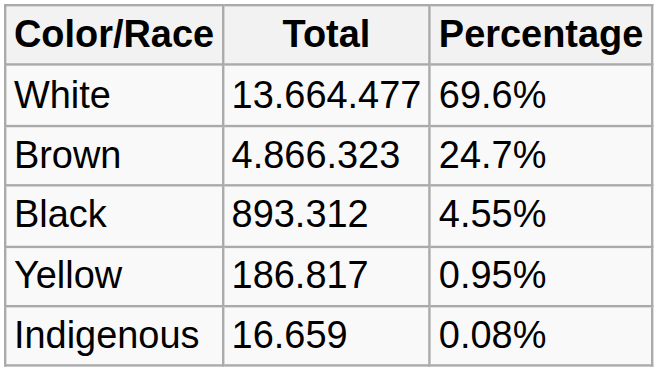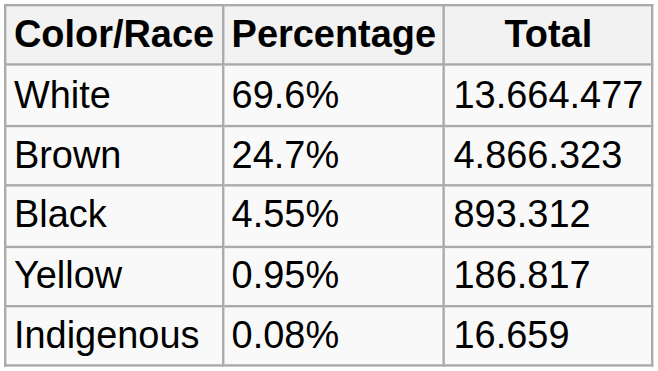columns swapped: (326, 34) <-> (541, 34)
